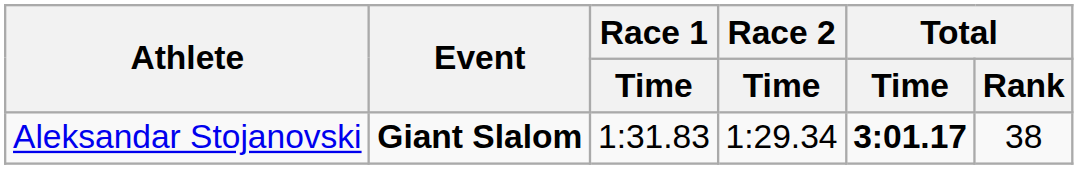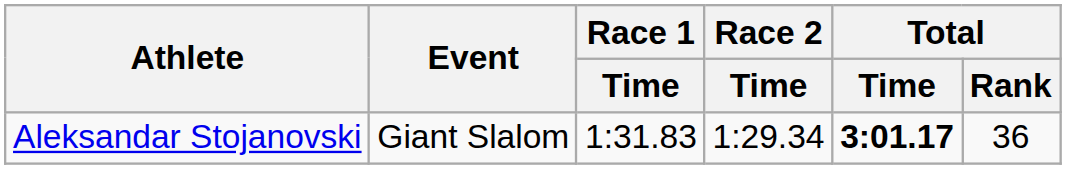(480, 138) bold -> (473, 138) normal
(1024, 138) 38 -> (1011, 138) 36
